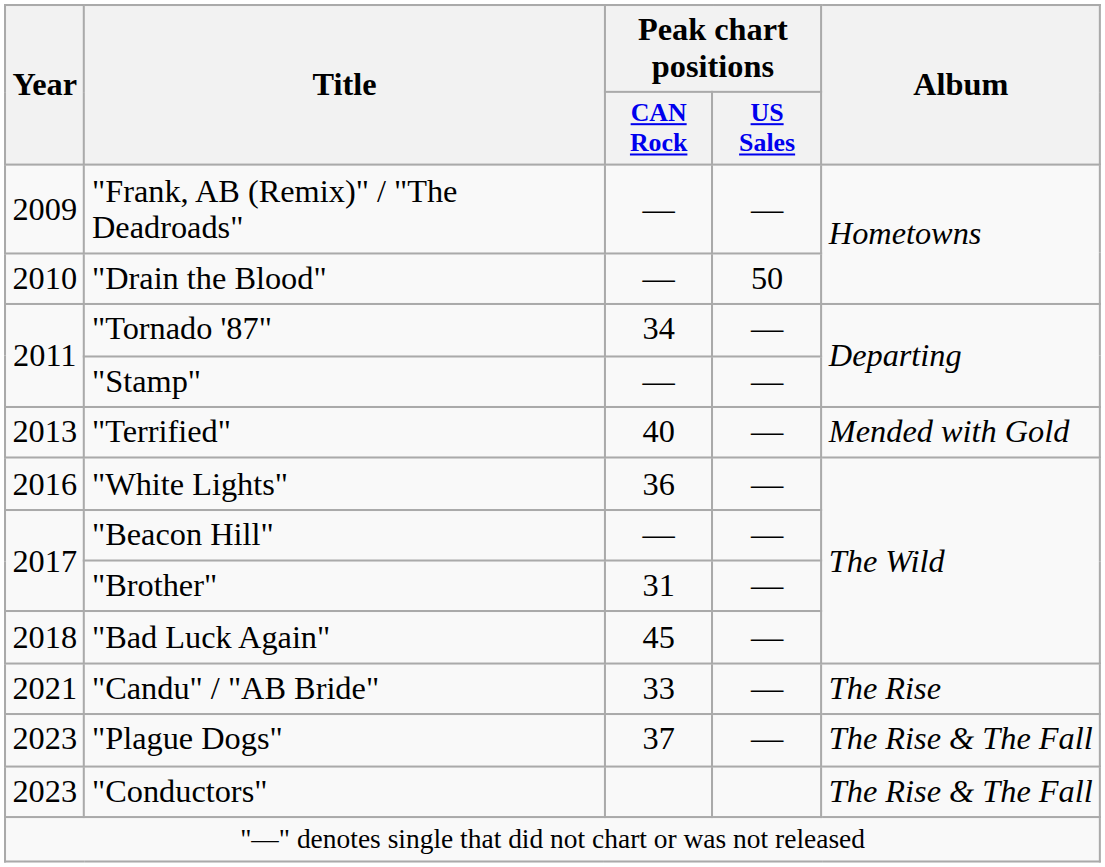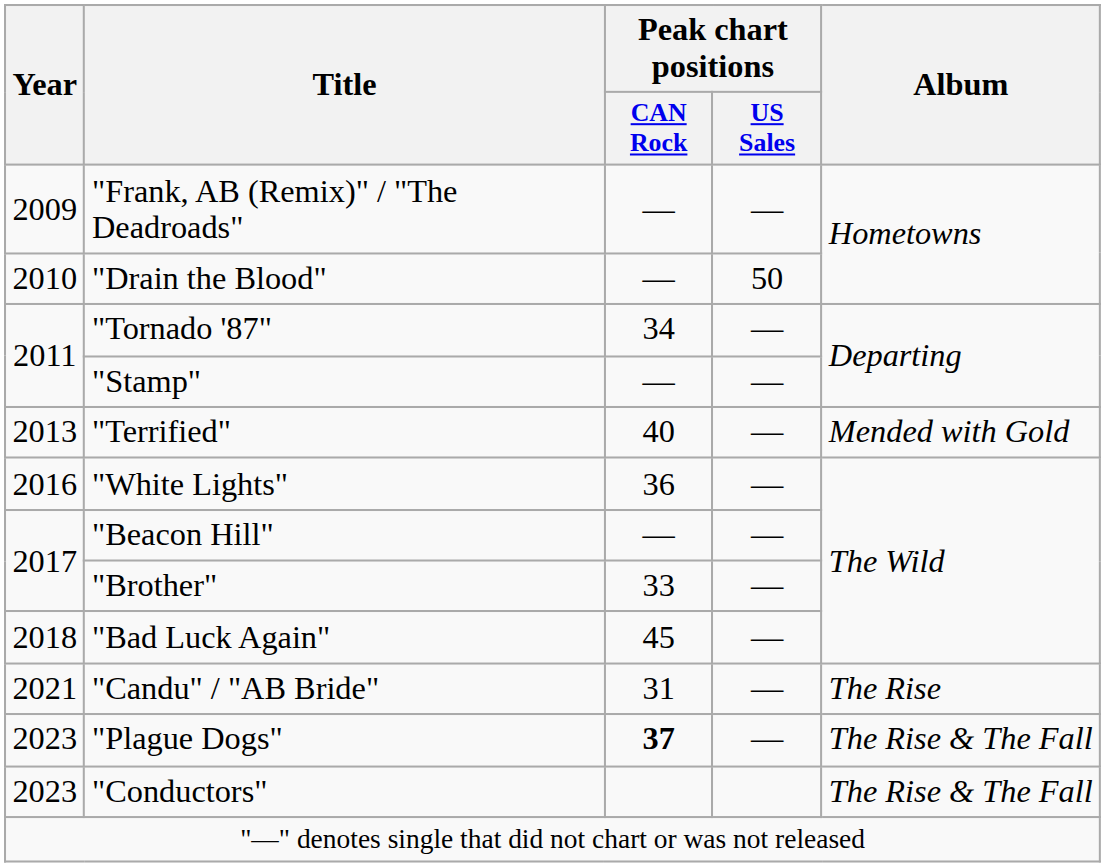(659, 585) 31 -> (659, 585) 33
(659, 688) 33 -> (659, 688) 31
(659, 739) normal -> (659, 739) bold
